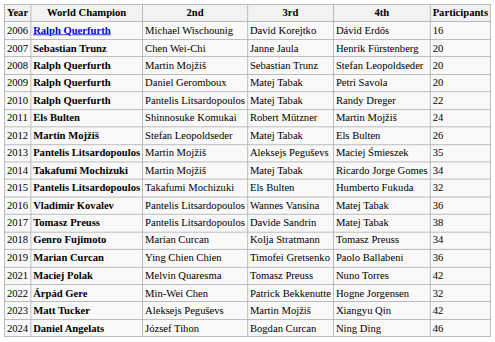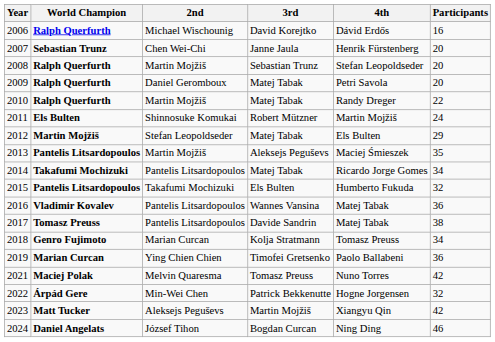(195, 100) Pantelis Litsardopoulos -> (176, 100) Martin Mojžiš
(438, 135) 26 -> (438, 135) 29
(176, 170) Martin Mojžiš -> (195, 170) Pantelis Litsardopoulos
